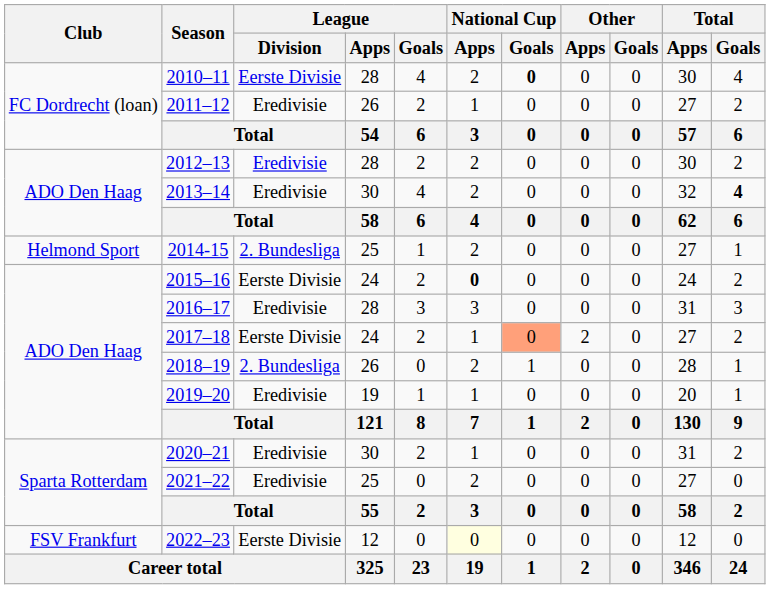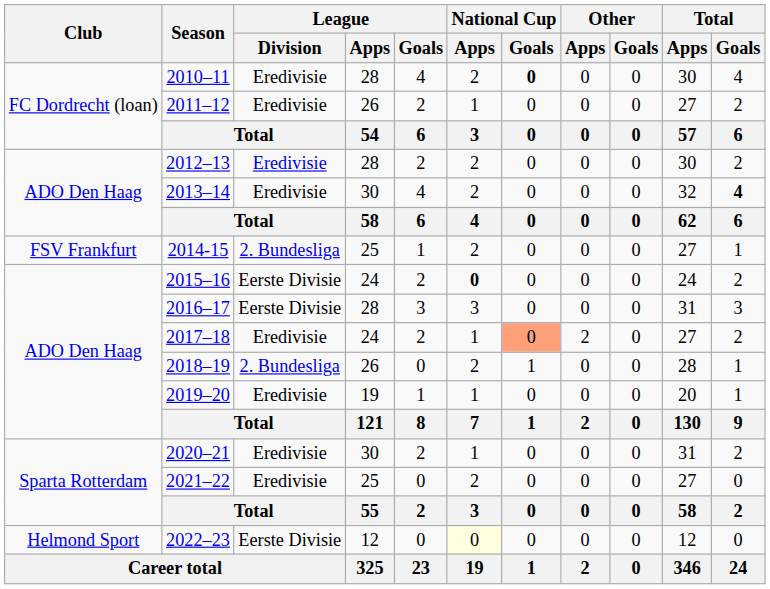(290, 76) Eerste Divisie -> (290, 76) Eredivisie
(83, 250) Helmond Sport -> (83, 250) FSV Frankfurt
(290, 308) Eredivisie -> (290, 308) Eerste Divisie
(290, 337) Eerste Divisie -> (290, 337) Eredivisie
(83, 539) FSV Frankfurt -> (83, 539) Helmond Sport
